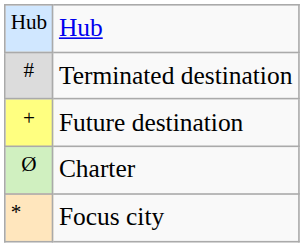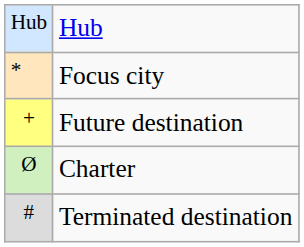rows swapped: (112, 217) <-> (176, 75)
